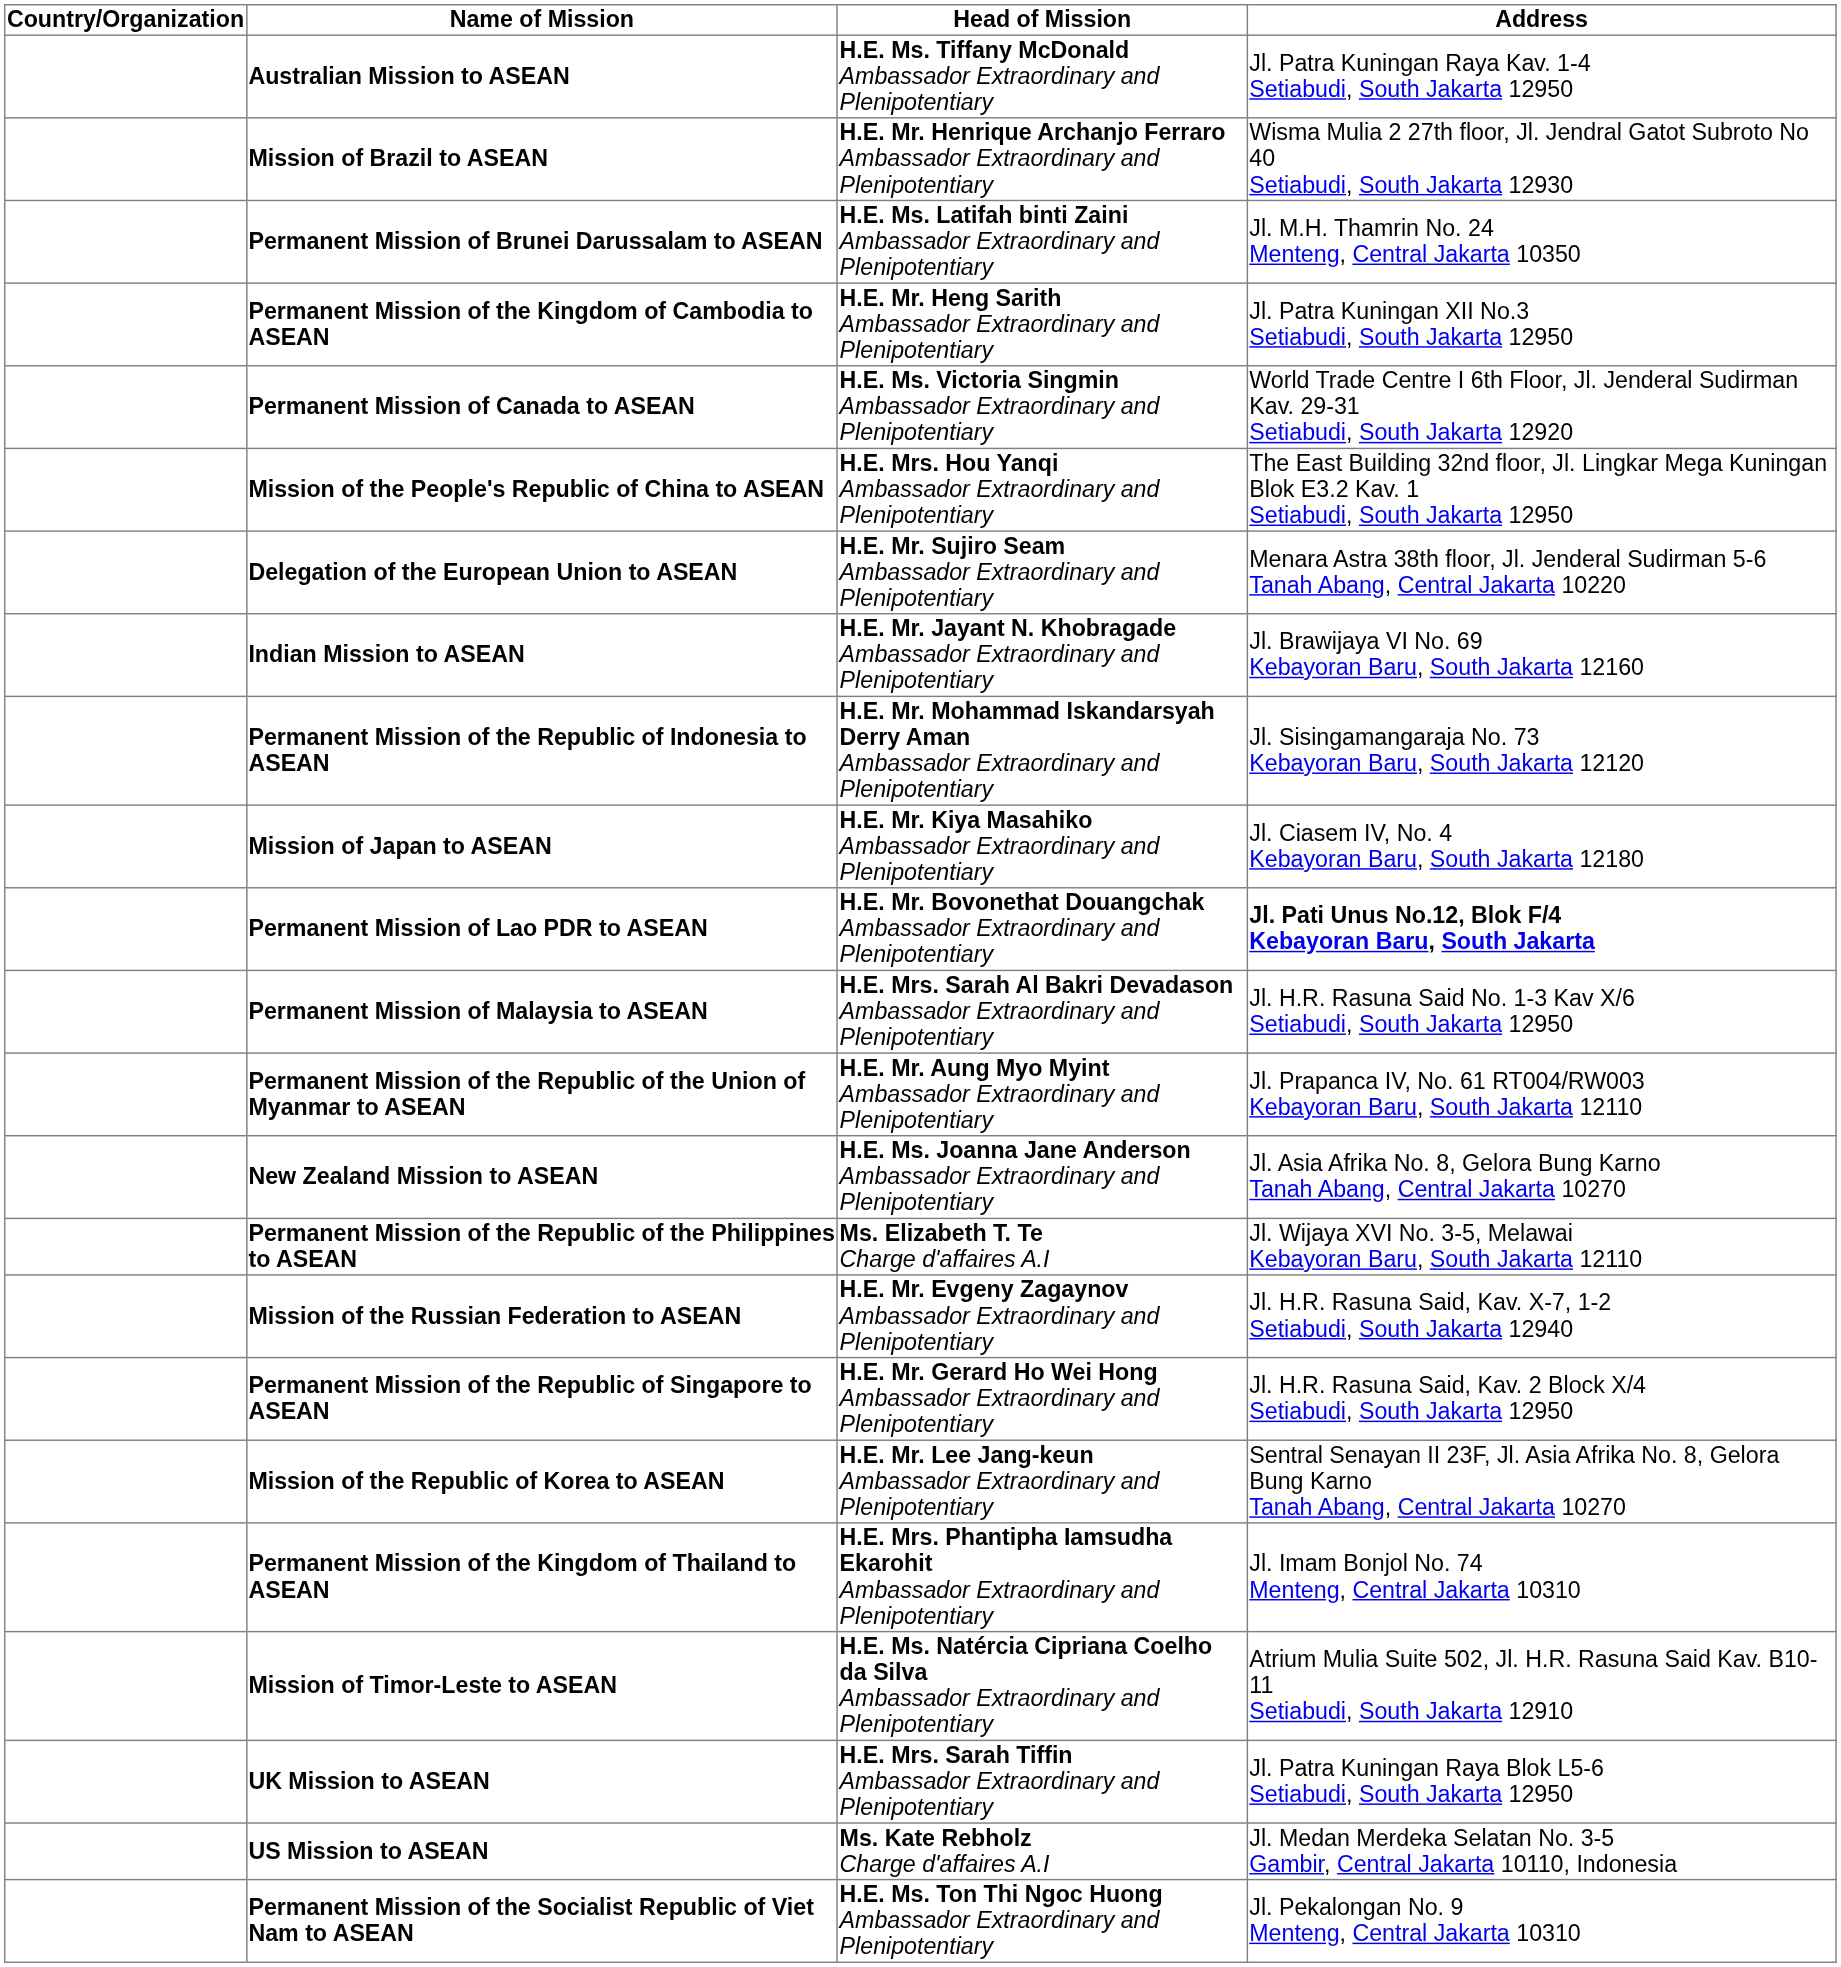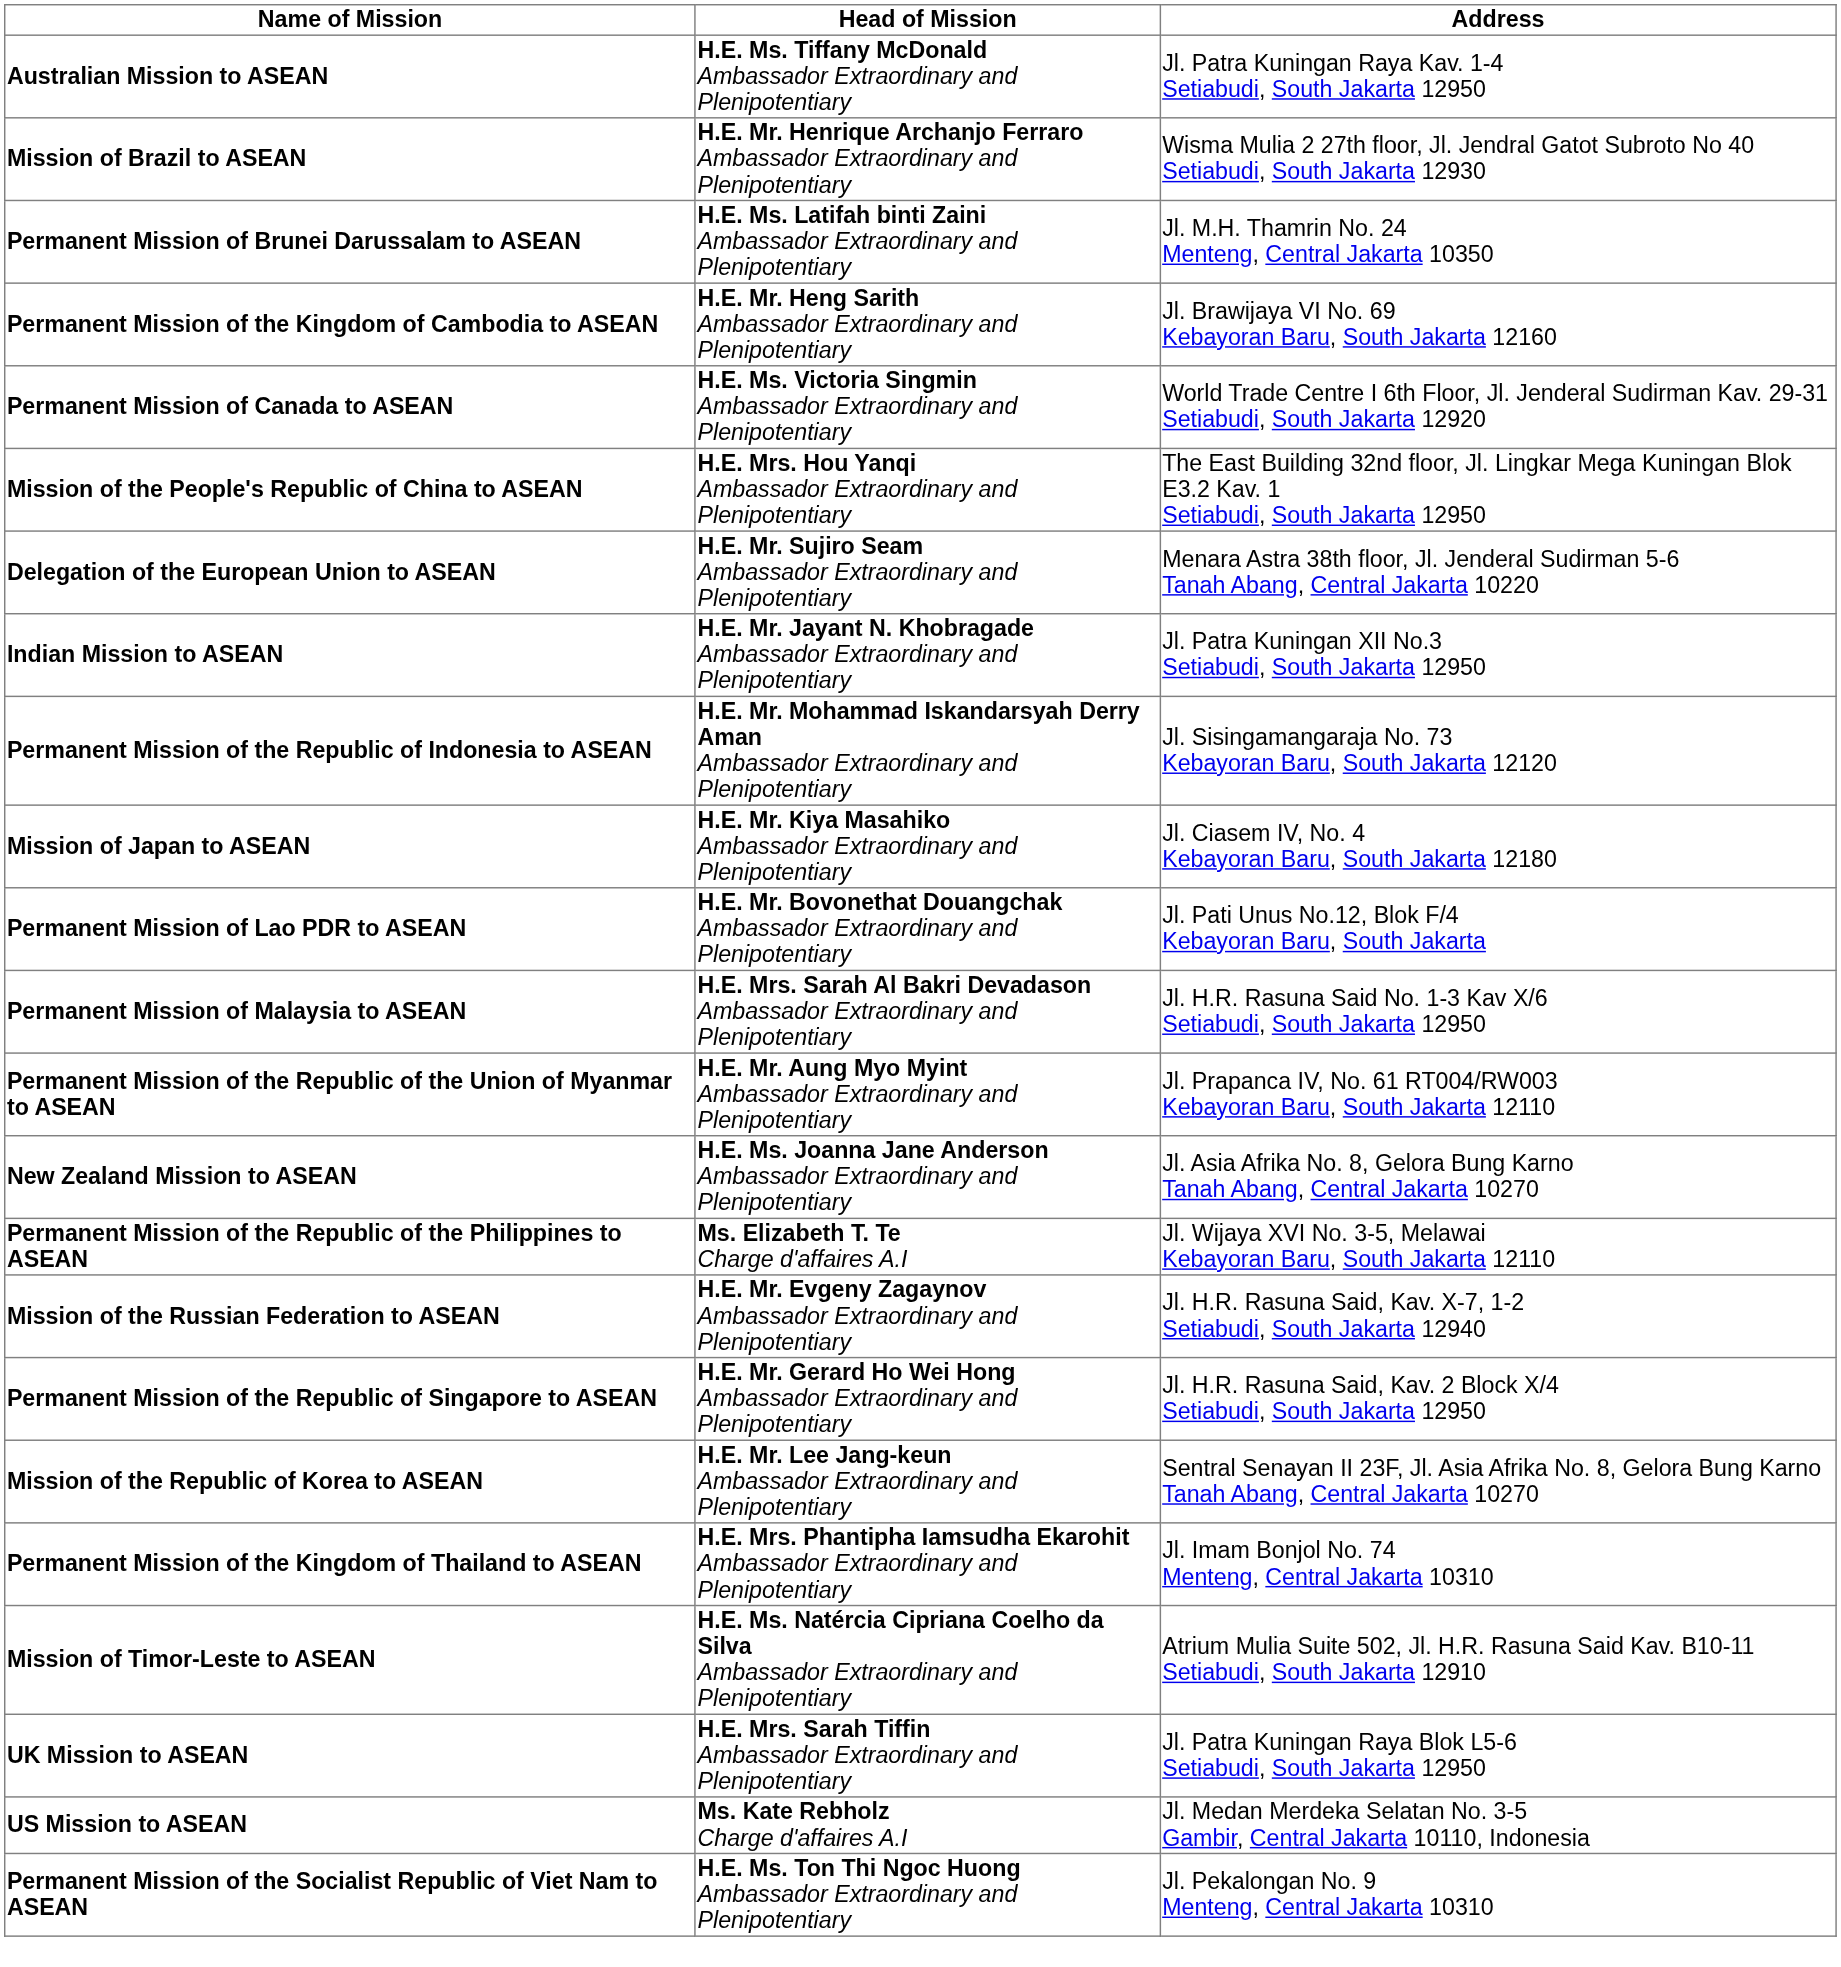- column: (125, 19)
(1411, 324) Jl. Patra Kuningan XII No.3 Setiabudi, South Jakarta 12950 -> (1360, 324) Jl. Brawijaya VI No. 69 Kebayoran Baru, South Jakarta 12160
(1447, 654) Jl. Brawijaya VI No. 69 Kebayoran Baru, South Jakarta 12160 -> (1324, 654) Jl. Patra Kuningan XII No.3 Setiabudi, South Jakarta 12950
(1422, 928) bold -> (1324, 928) normal
